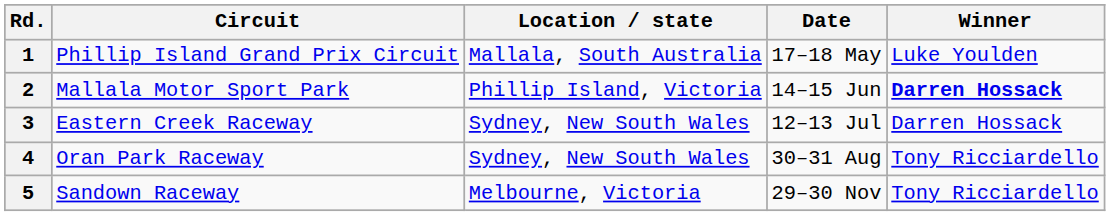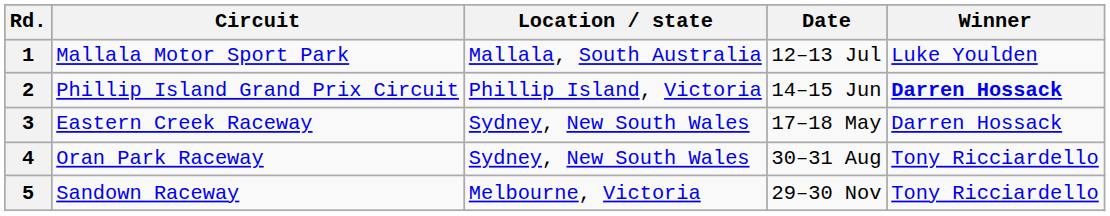(258, 56) Phillip Island Grand Prix Circuit -> (203, 56) Mallala Motor Sport Park
(827, 56) 17–18 May -> (827, 56) 12–13 Jul
(203, 90) Mallala Motor Sport Park -> (258, 90) Phillip Island Grand Prix Circuit
(827, 124) 12–13 Jul -> (827, 124) 17–18 May
